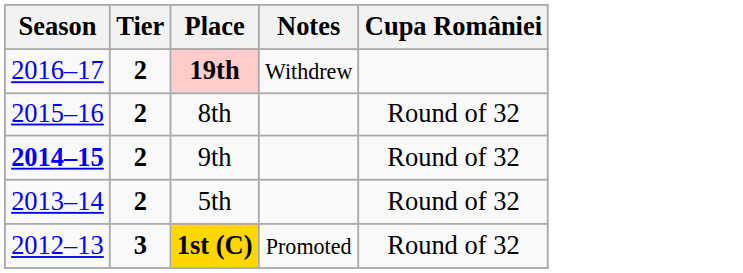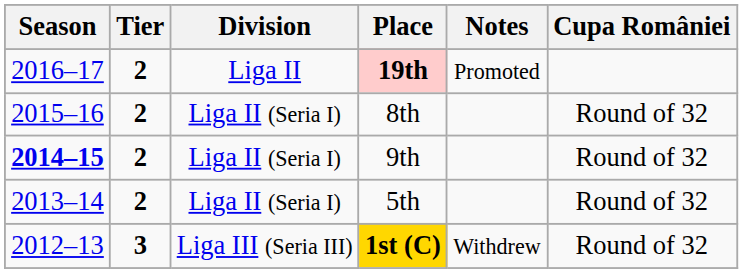+ column: (265, 26)
(309, 72) Withdrew -> (497, 72) Promoted
(309, 247) Promoted -> (497, 247) Withdrew
